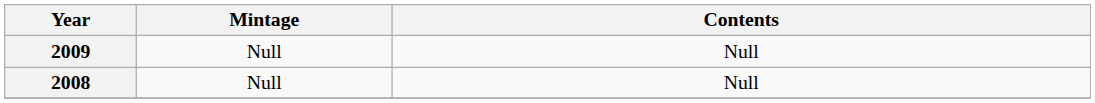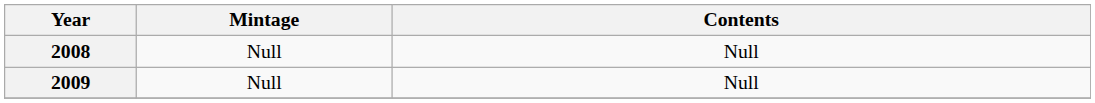rows swapped: (71, 82) <-> (71, 51)
